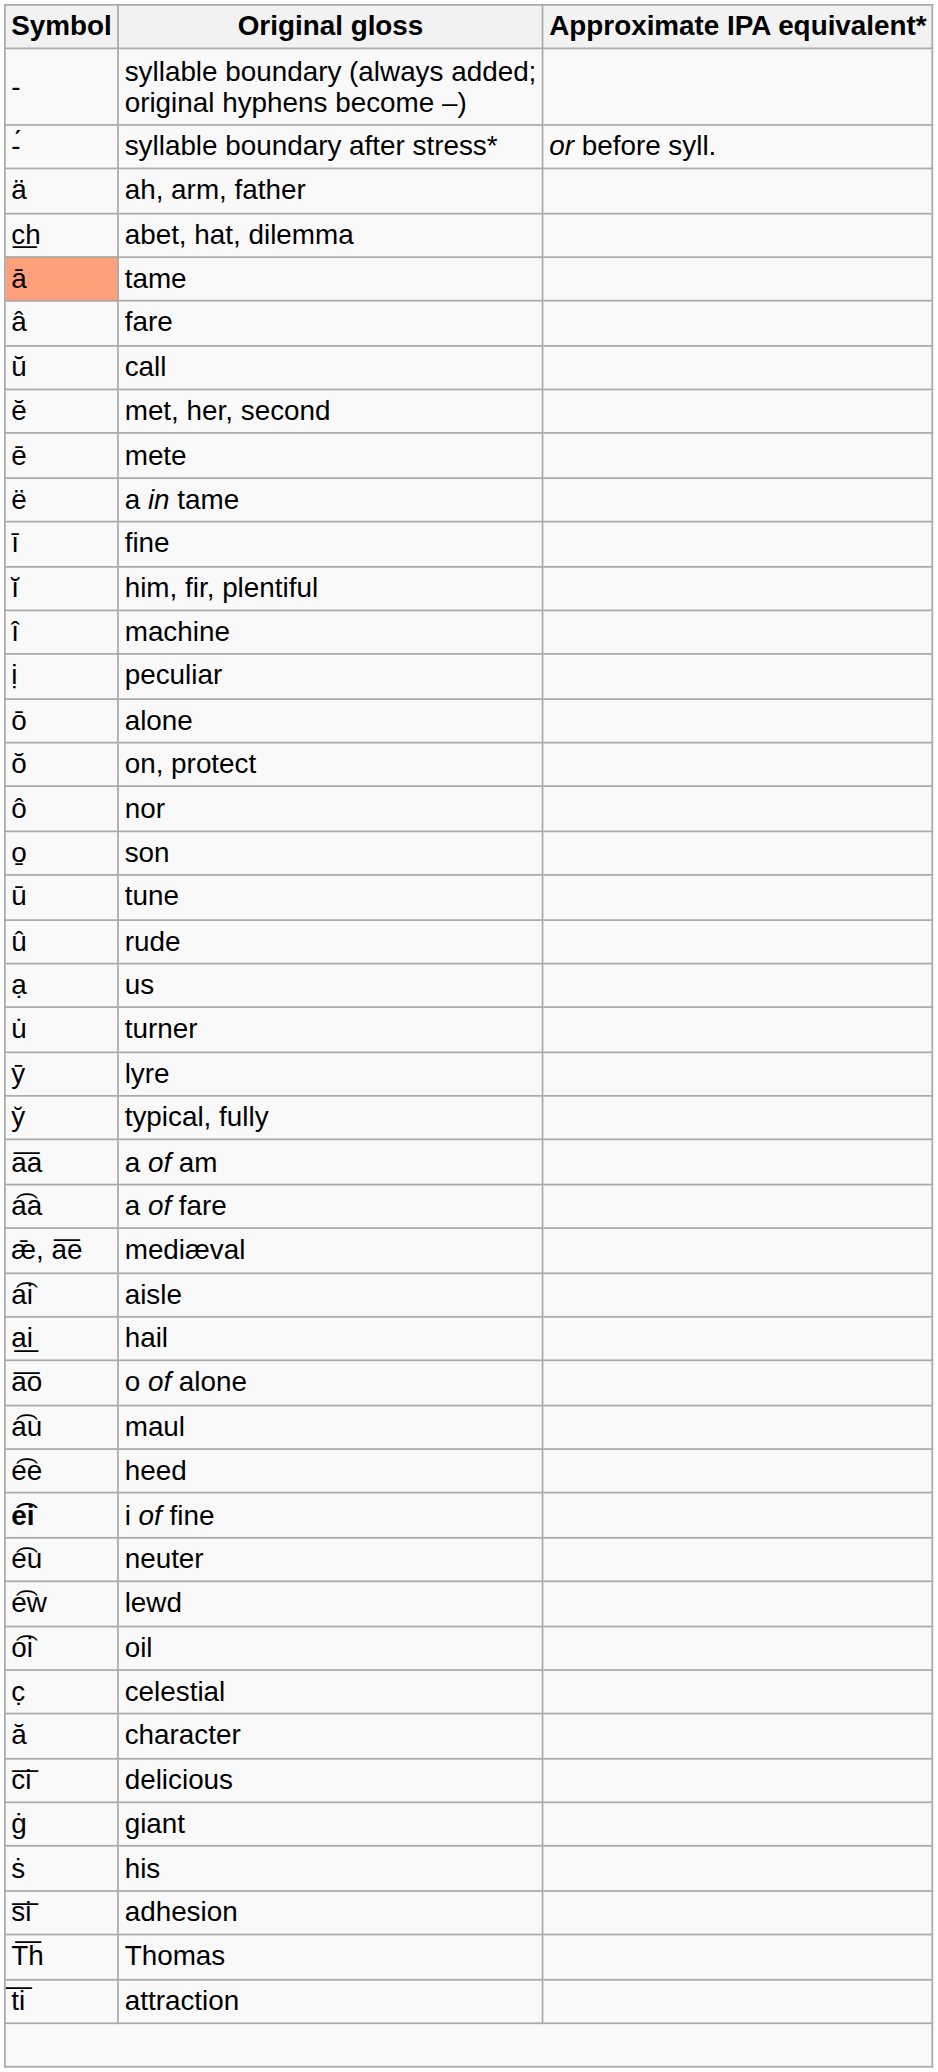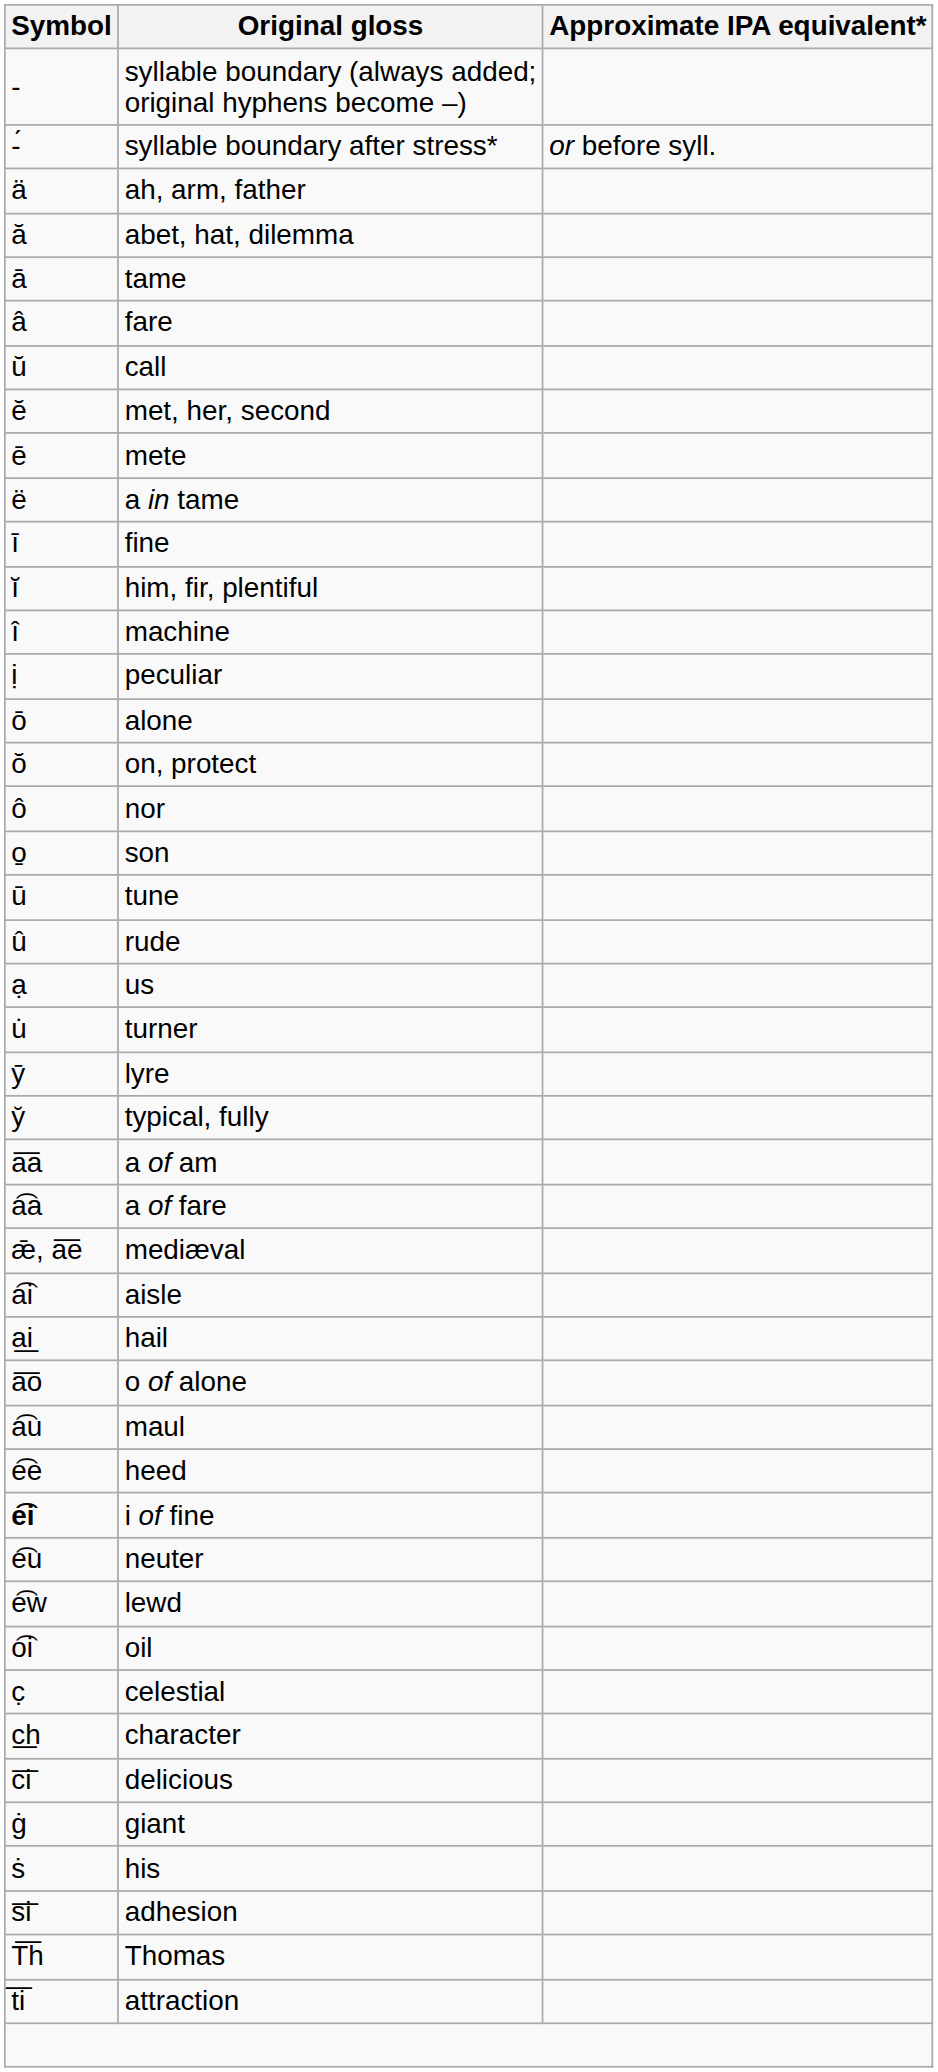(26, 234) c͟h -> (19, 234) ă
(19, 278) lightsalmon background -> (19, 278) no background
(19, 1735) ă -> (26, 1735) c͟h
